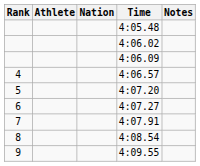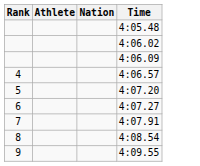- column: (178, 12)
